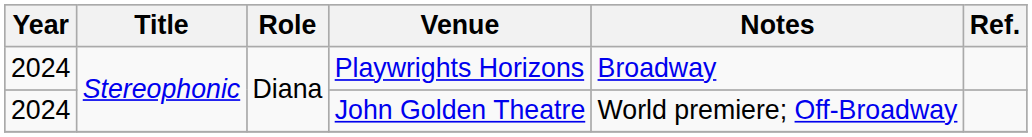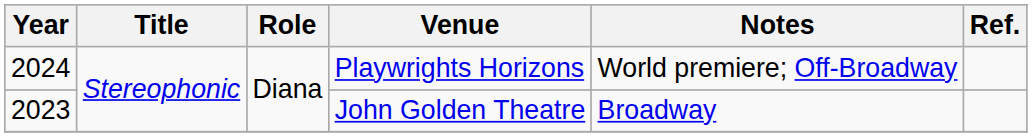(657, 68) Broadway -> (777, 68) World premiere; Off-Broadway
(41, 110) 2024 -> (41, 110) 2023
(777, 110) World premiere; Off-Broadway -> (657, 110) Broadway
